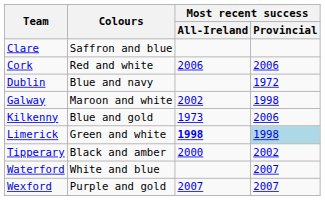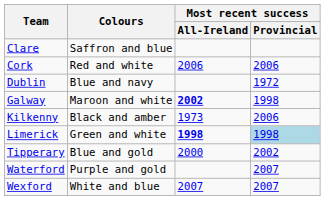(190, 100) normal -> (190, 100) bold
(112, 117) Blue and gold -> (118, 117) Black and amber
(118, 152) Black and amber -> (112, 152) Blue and gold
(115, 169) White and blue -> (118, 169) Purple and gold
(118, 187) Purple and gold -> (115, 187) White and blue
